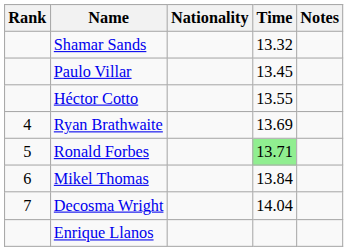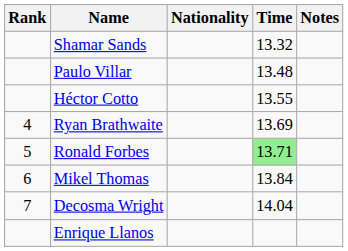(275, 71) 13.45 -> (275, 71) 13.48
